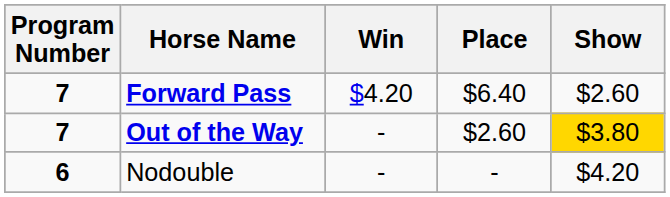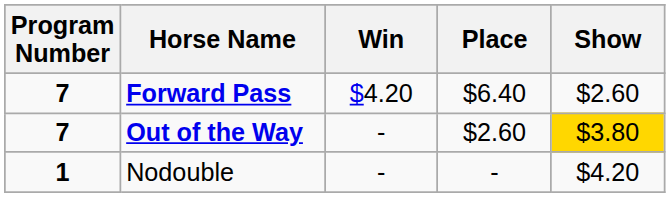(63, 173) 6 -> (63, 173) 1
